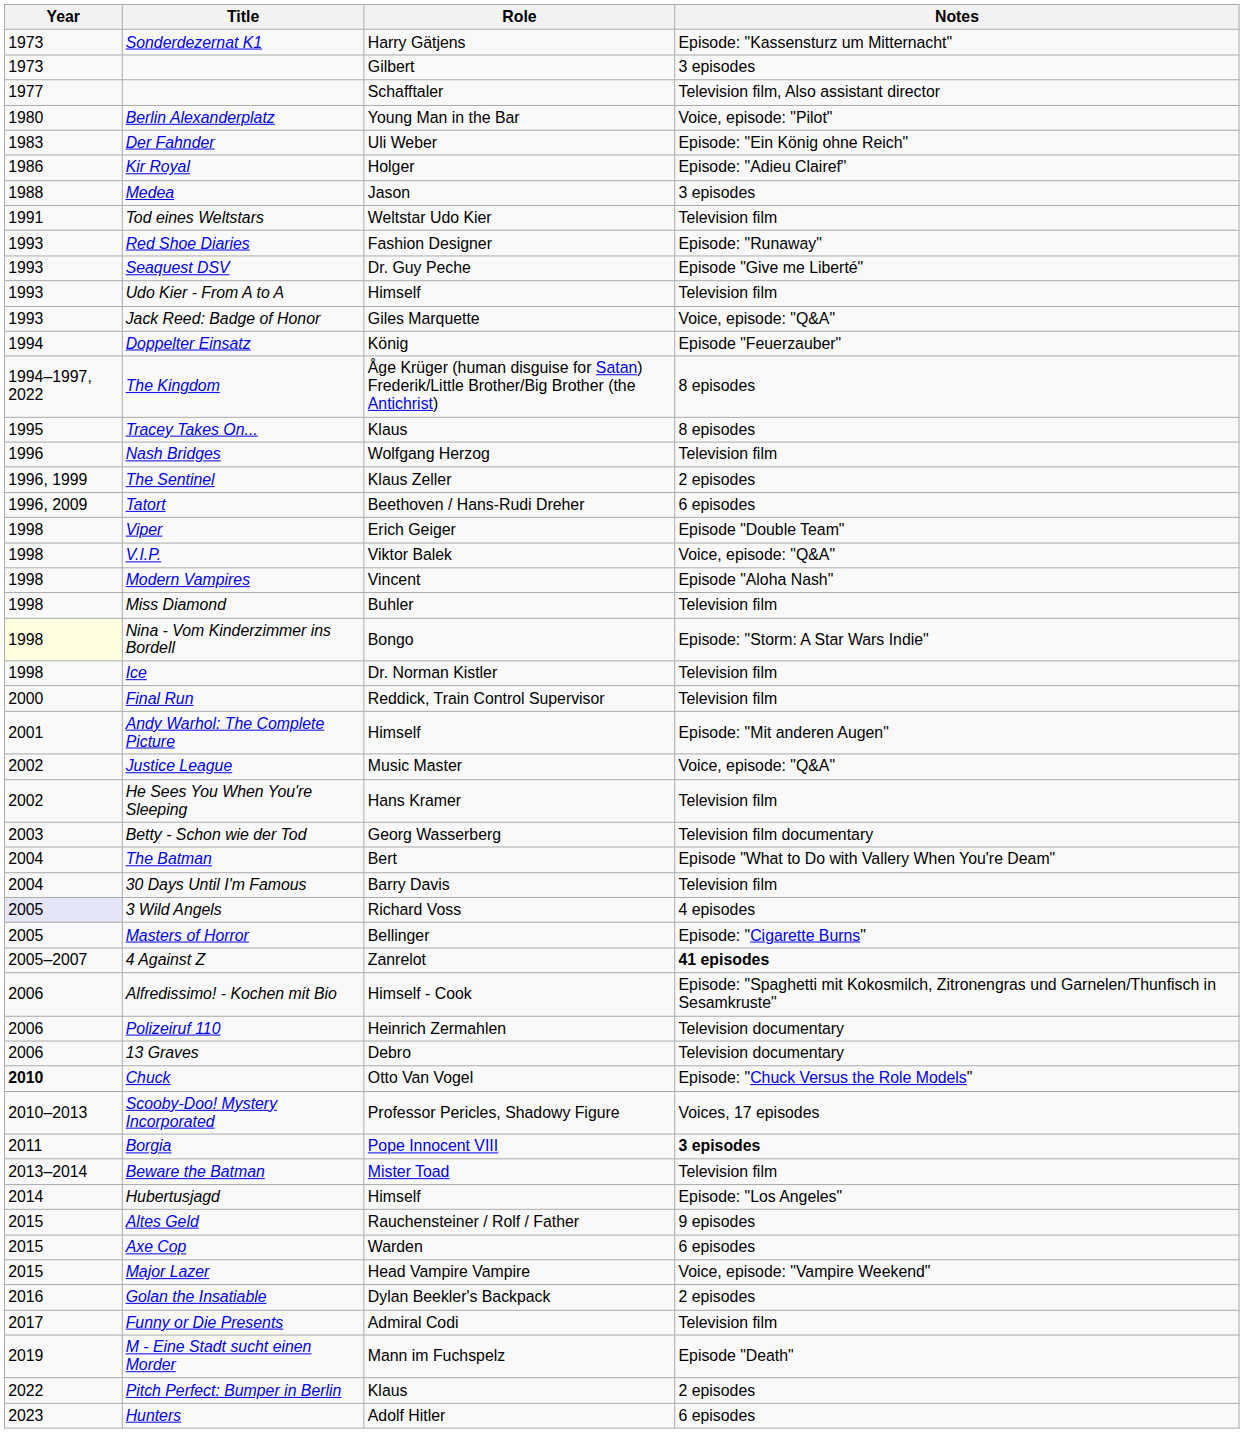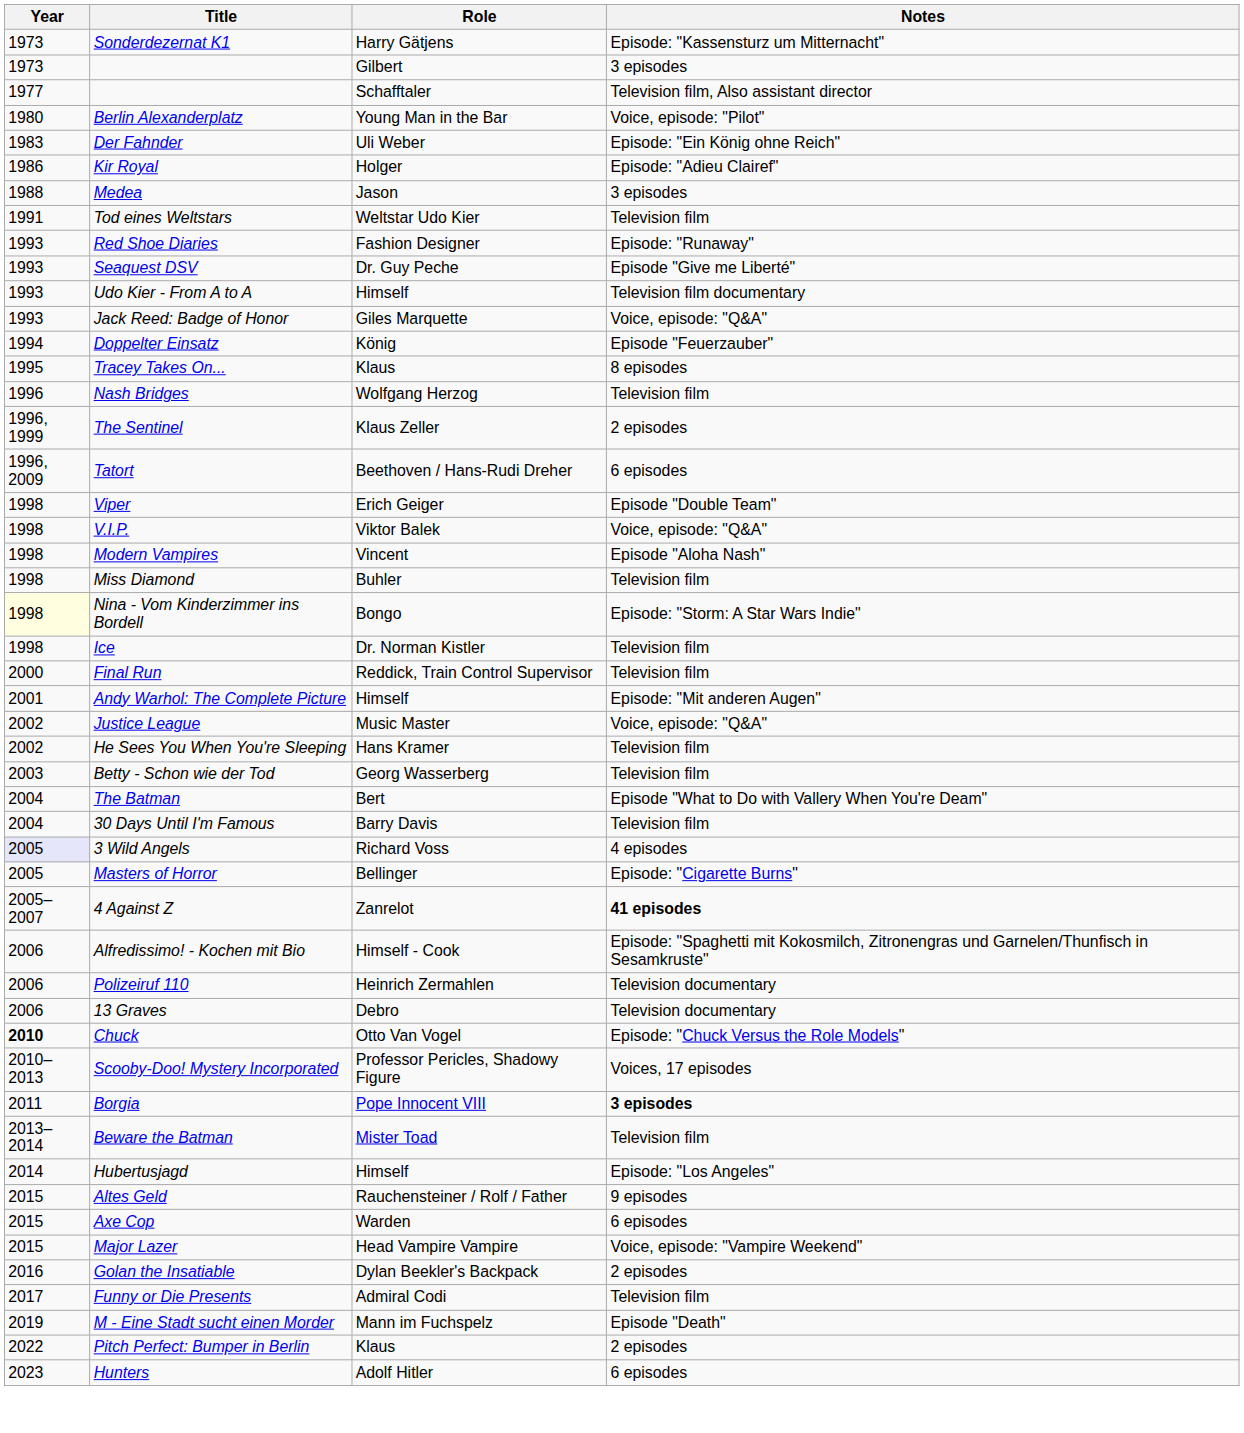(728, 293) Television film -> (708, 293) Television film documentary
- row: (173, 386)
(776, 834) Television film documentary -> (660, 773) Television film
